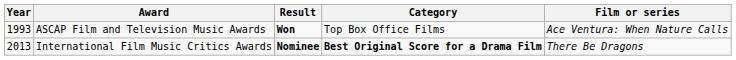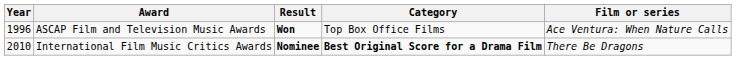(19, 29) 1993 -> (19, 29) 1996
(19, 46) 2013 -> (19, 46) 2010
